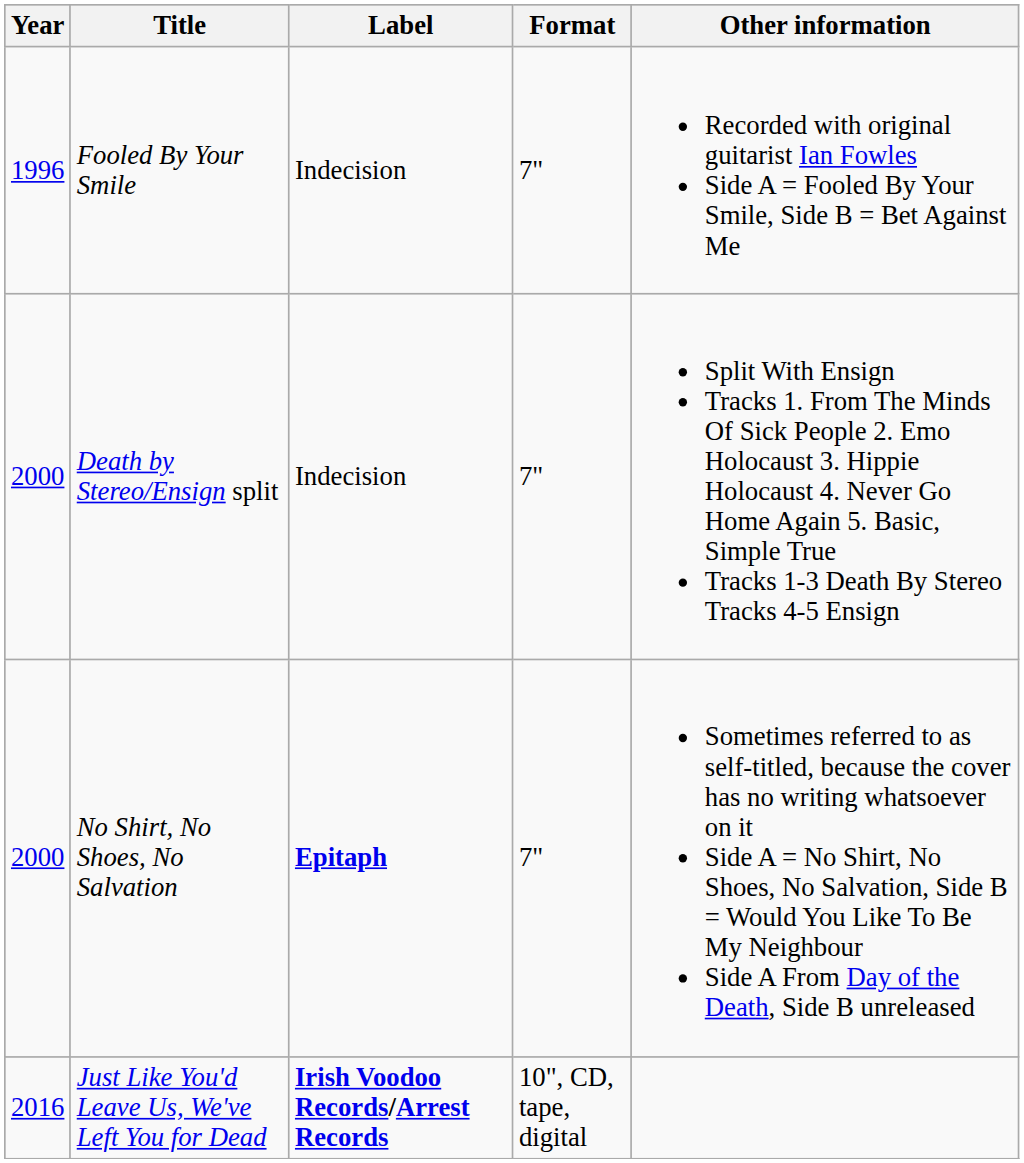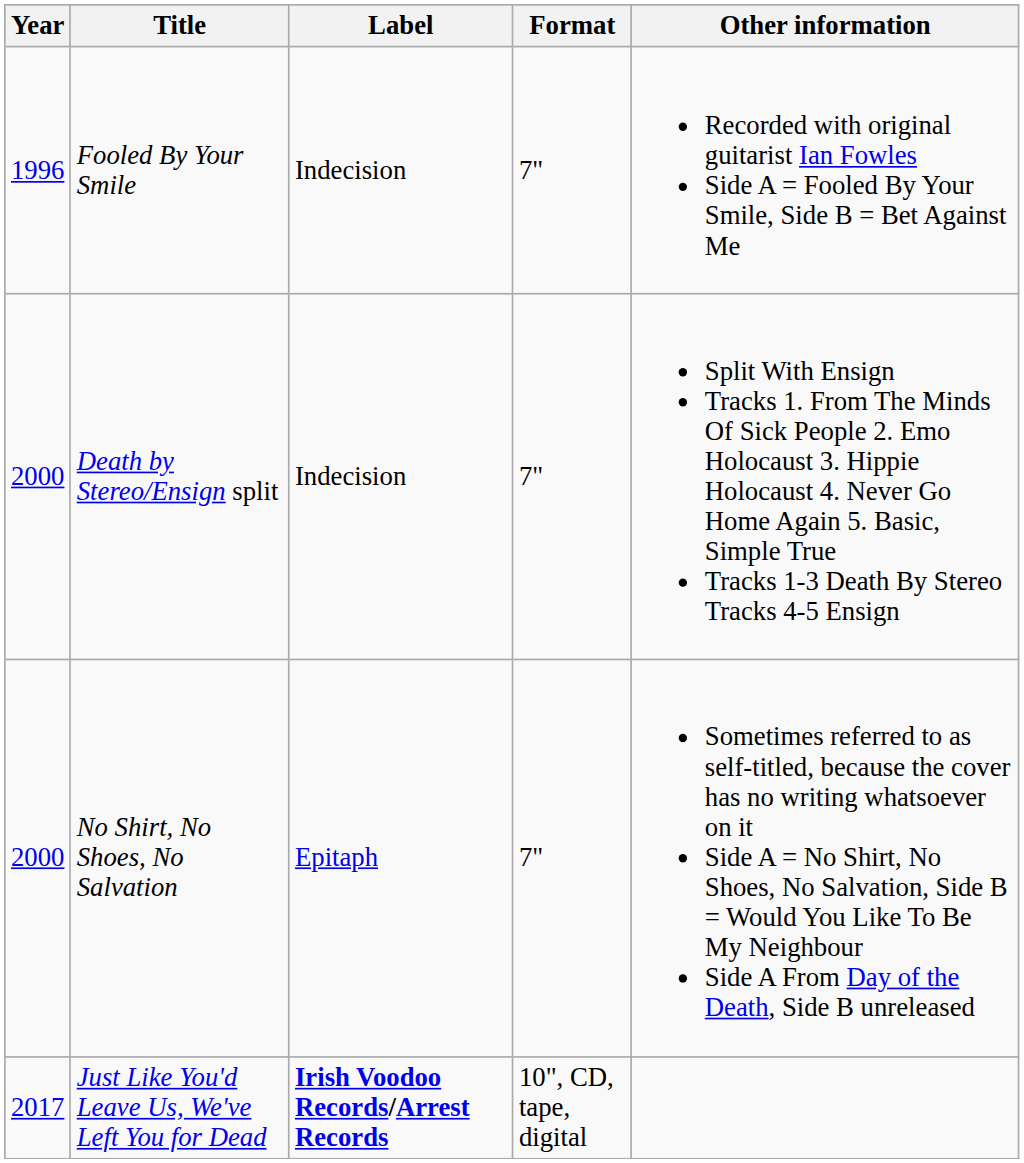(341, 857) bold -> (336, 857) normal
(38, 1107) 2016 -> (38, 1107) 2017
